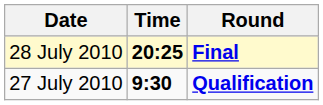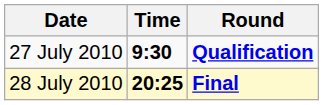rows swapped: (66, 83) <-> (66, 52)
